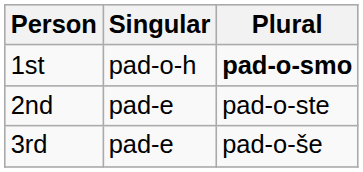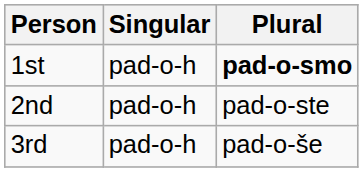(141, 105) pad-e -> (152, 105) pad-o-h
(141, 145) pad-e -> (152, 145) pad-o-h
